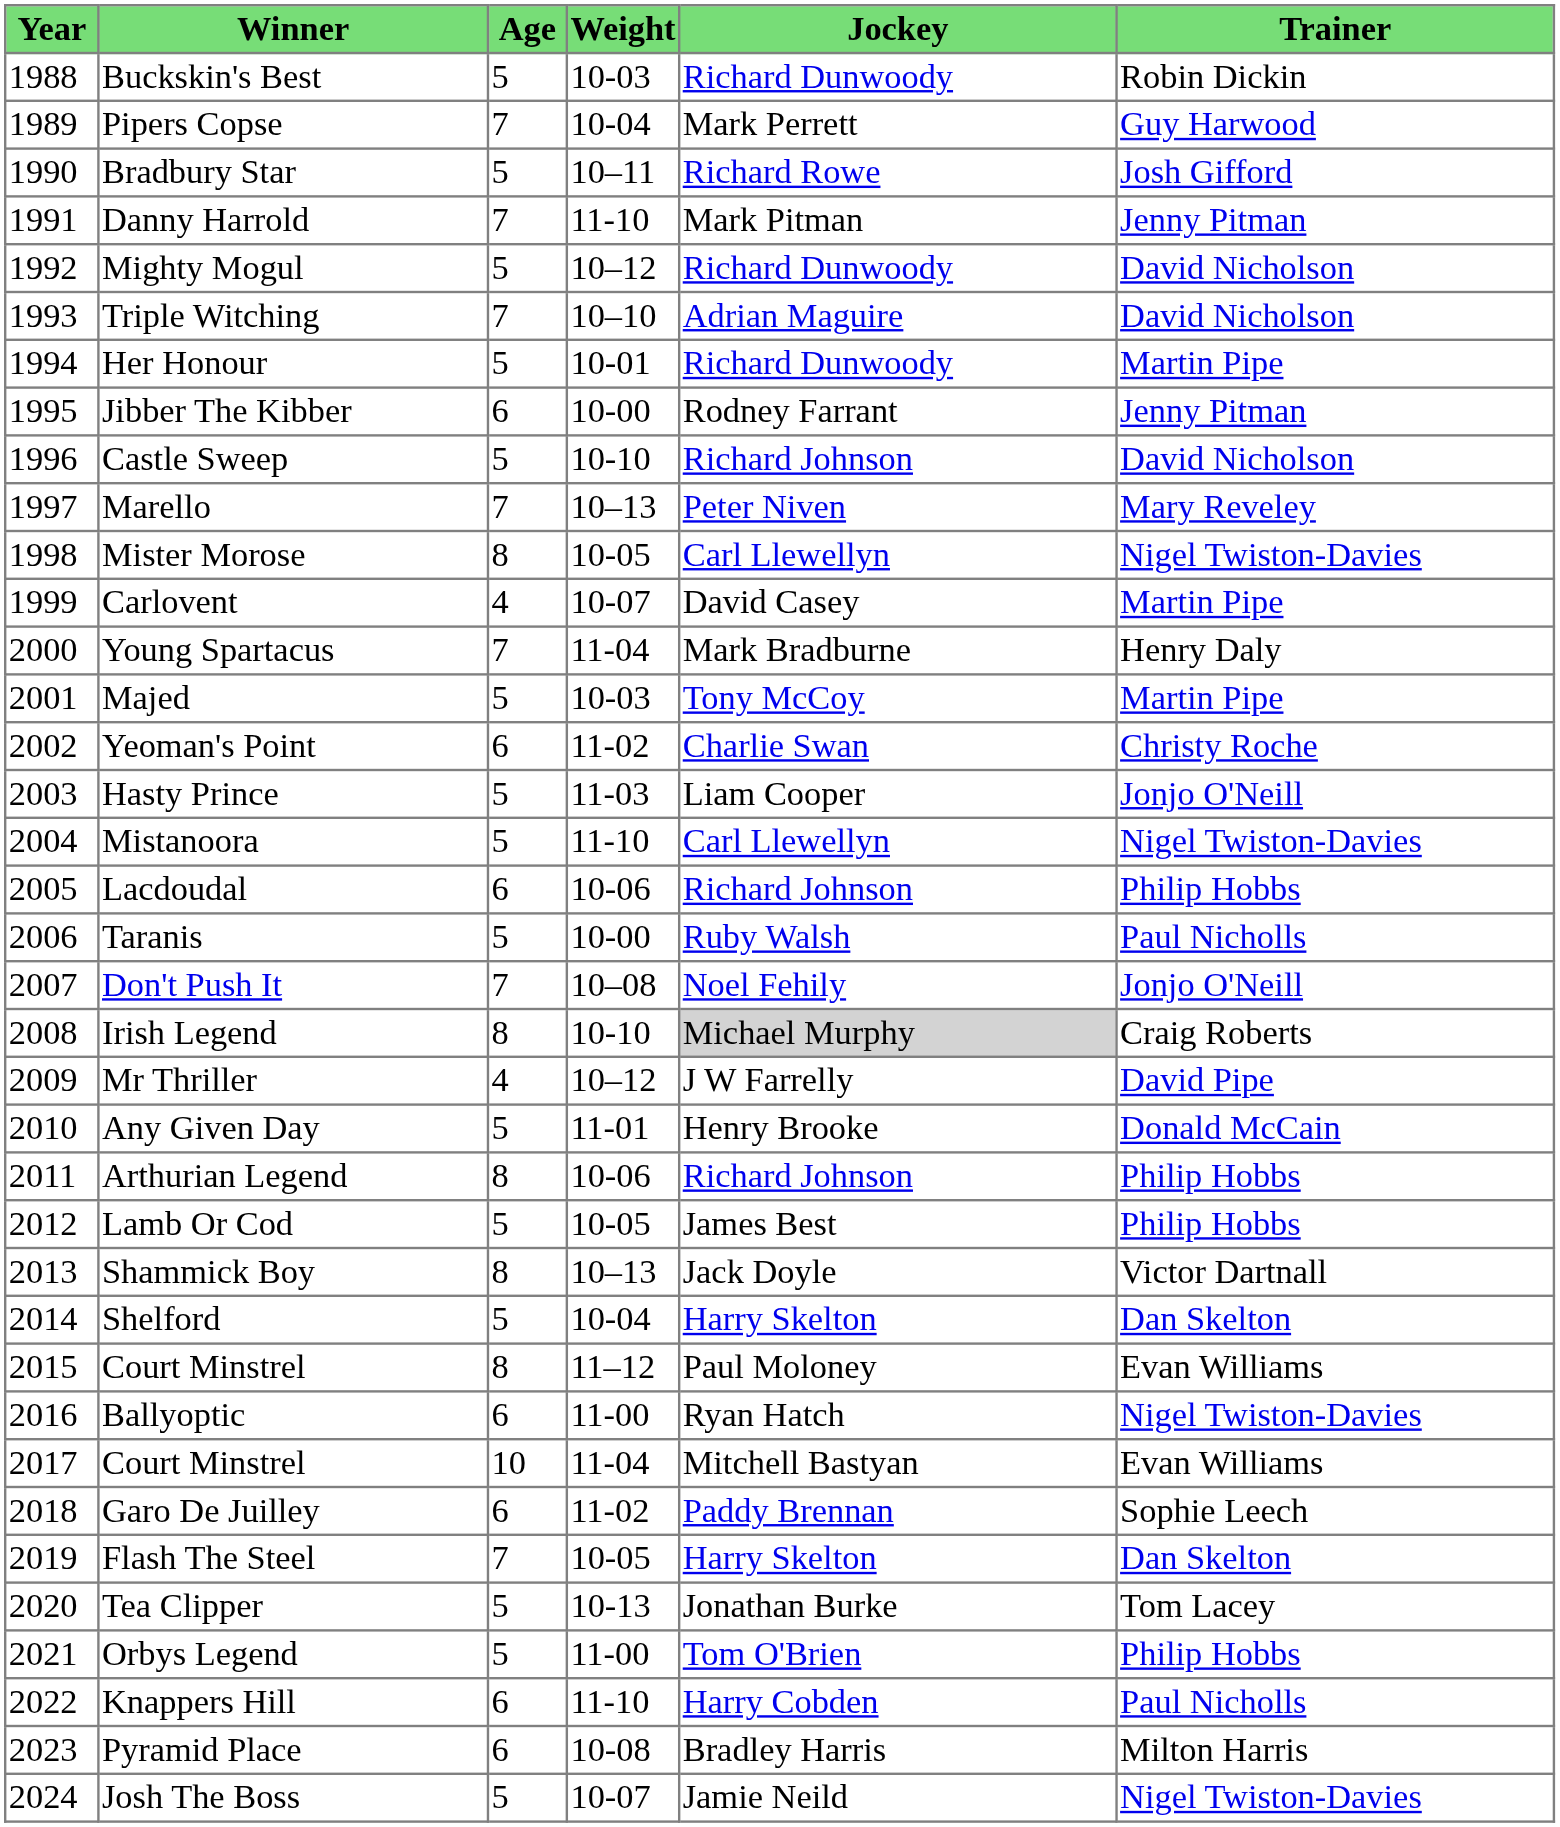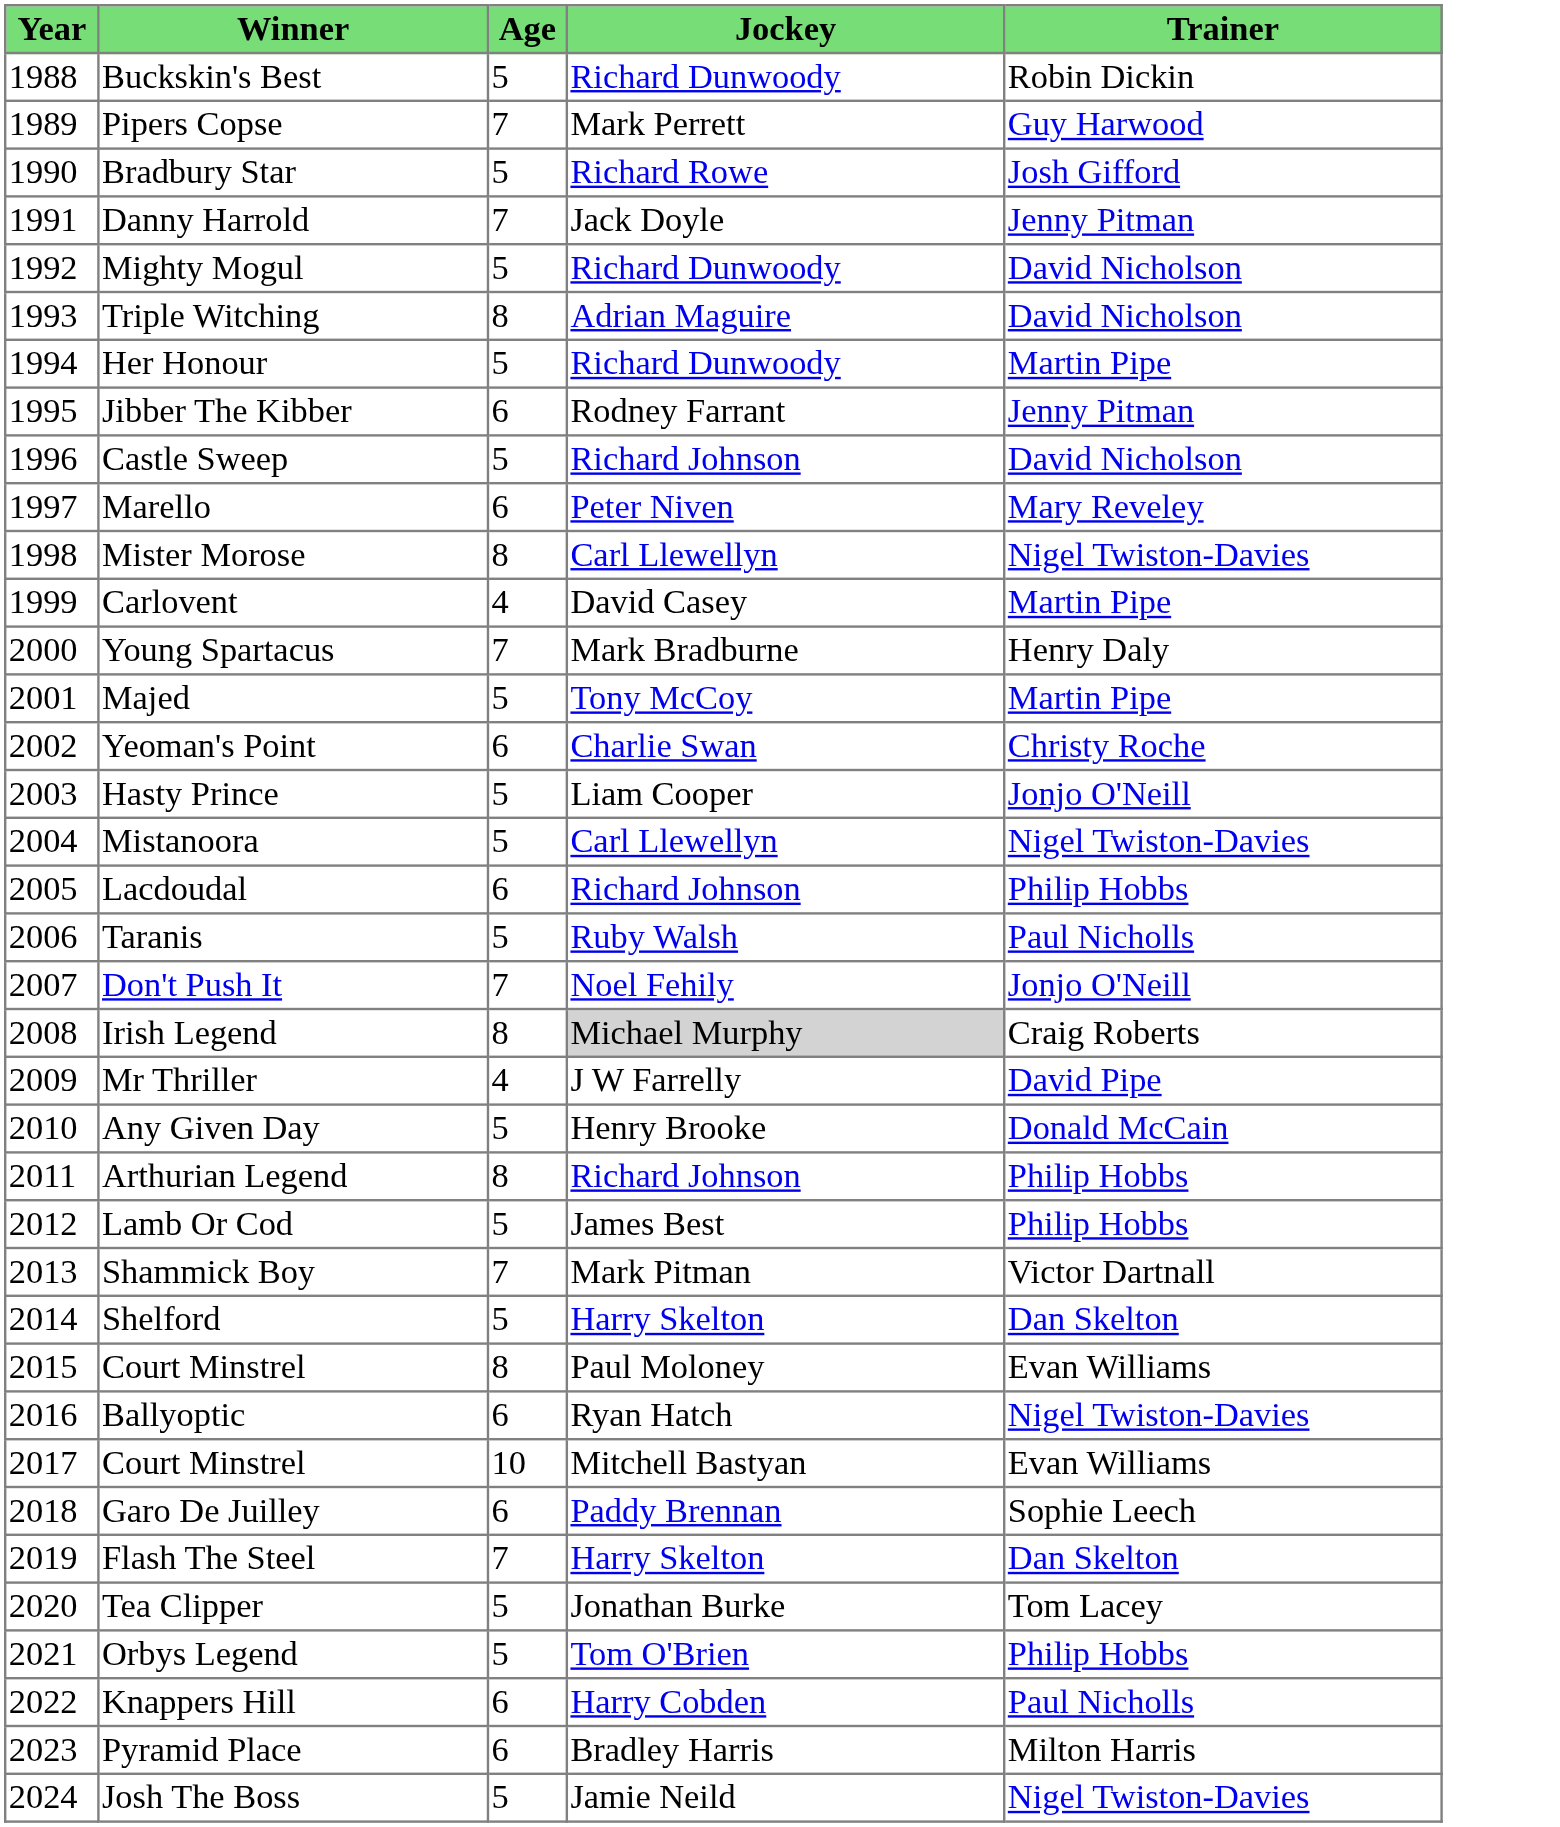- column: (623, 28)
(773, 219) Mark Pitman -> (647, 219) Jack Doyle
(500, 315) 7 -> (500, 315) 8
(500, 506) 7 -> (500, 506) 6
(500, 1271) 8 -> (500, 1271) 7
(760, 1271) Jack Doyle -> (661, 1271) Mark Pitman
